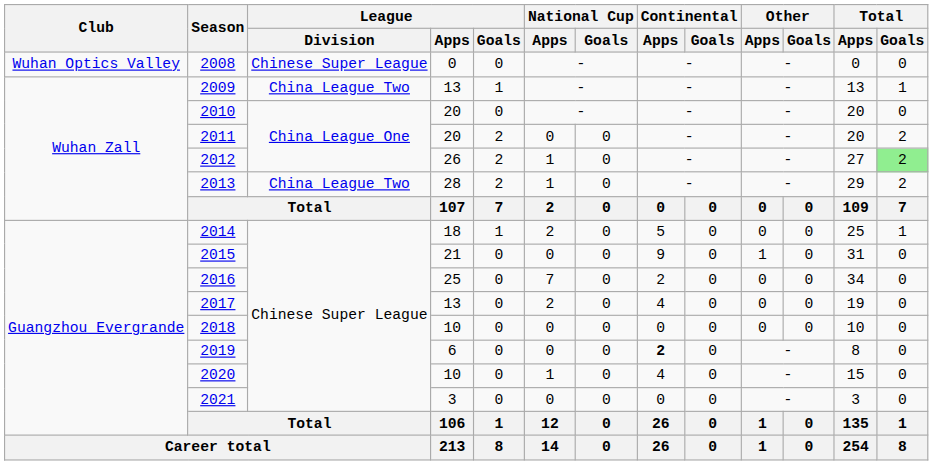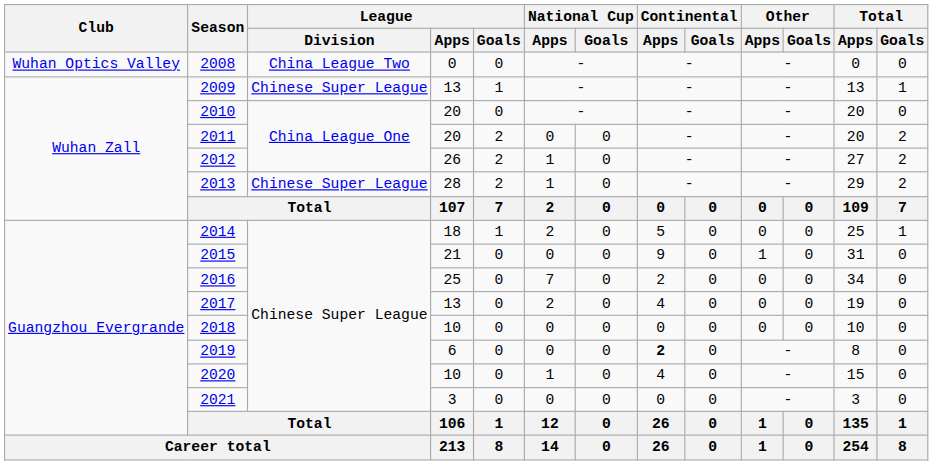(339, 64) Chinese Super League -> (339, 64) China League Two
(339, 88) China League Two -> (339, 88) Chinese Super League
(902, 160) lightgreen background -> (902, 160) no background
(339, 184) China League Two -> (339, 184) Chinese Super League
